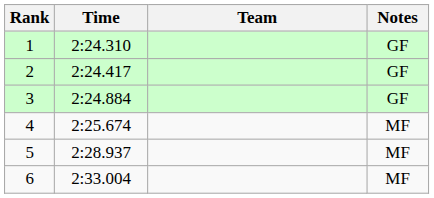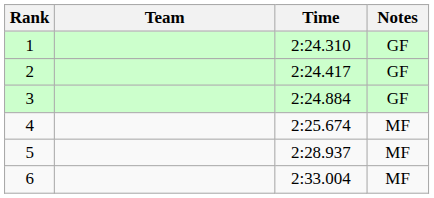columns swapped: (257, 17) <-> (101, 17)
